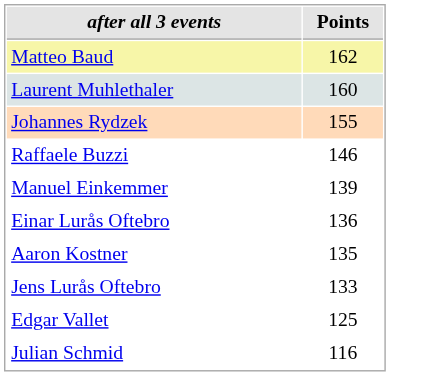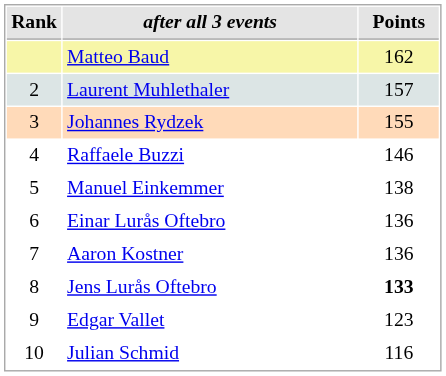+ column: (34, 22)
(343, 89) 160 -> (399, 89) 157
(343, 188) 139 -> (399, 188) 138
(343, 254) 135 -> (399, 254) 136
(343, 286) normal -> (399, 286) bold
(343, 319) 125 -> (399, 319) 123
